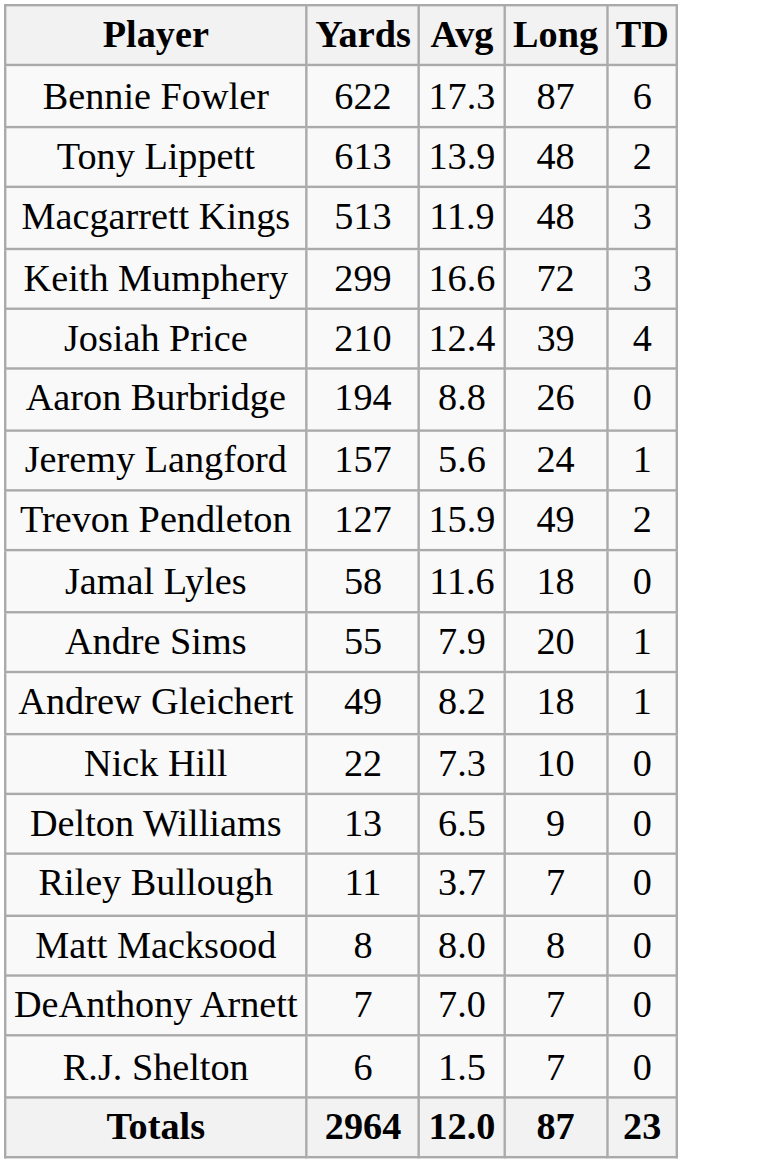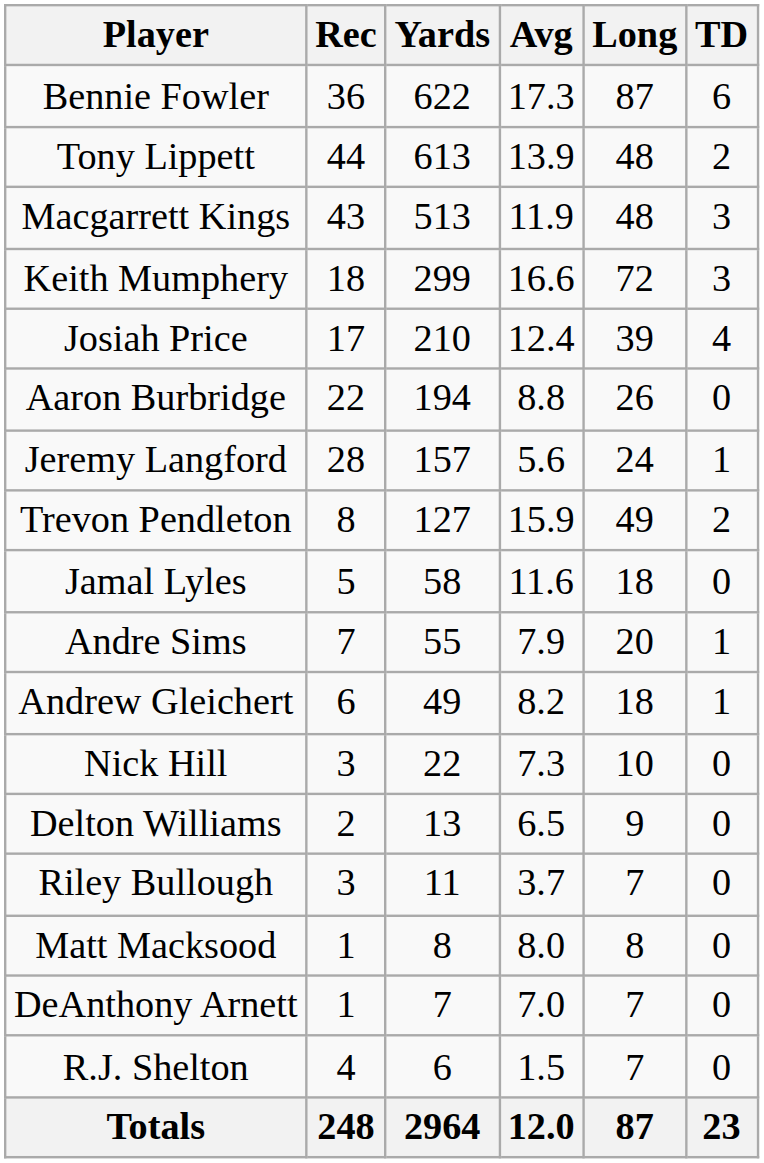+ column: (346, 34)
